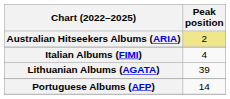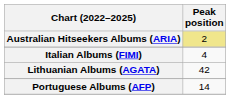(204, 70) 39 -> (204, 70) 42
